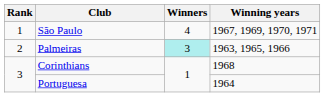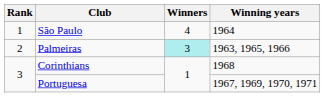(265, 30) 1967, 1969, 1970, 1971 -> (223, 30) 1964
(223, 83) 1964 -> (265, 83) 1967, 1969, 1970, 1971
